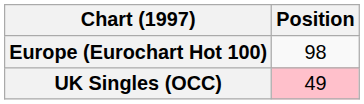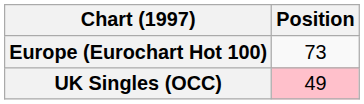(315, 51) 98 -> (315, 51) 73
